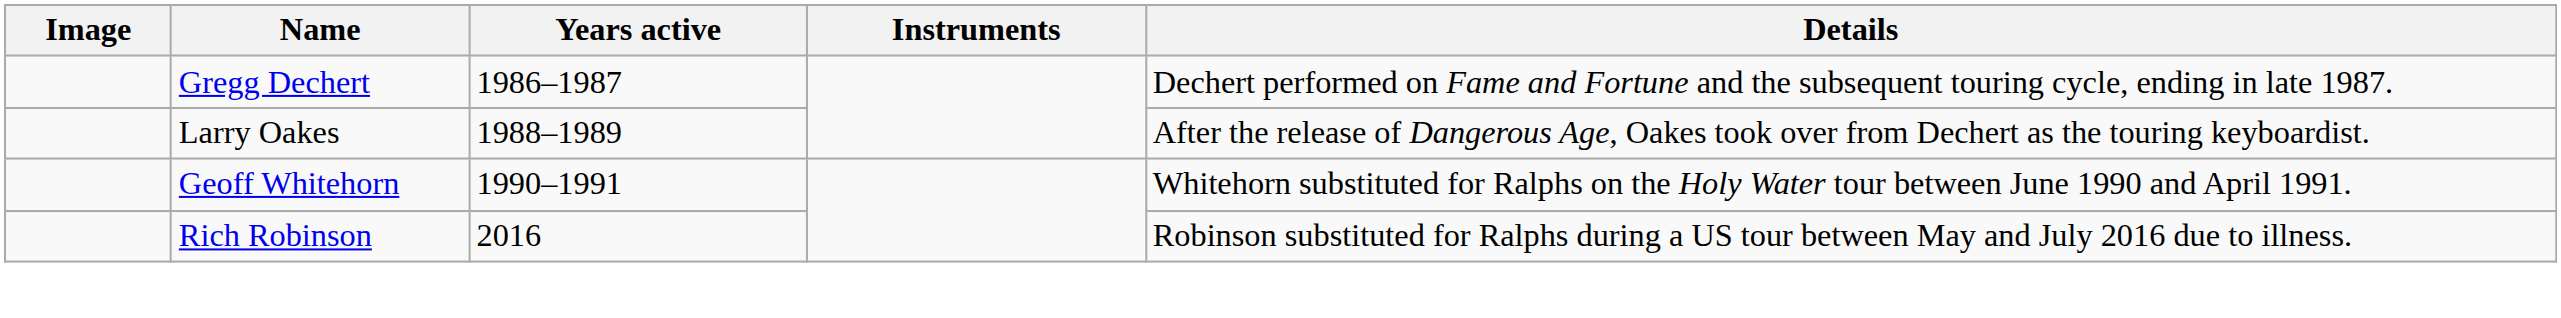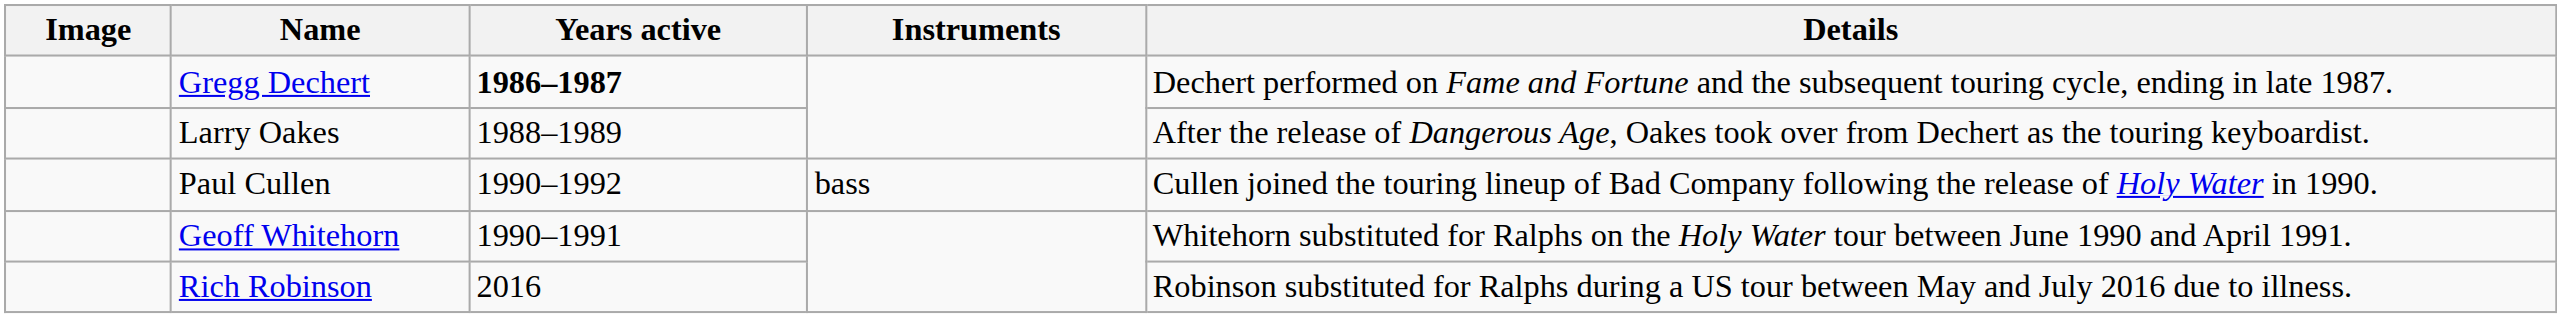(549, 81) normal -> (549, 81) bold
+ row: (255, 183)
